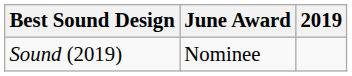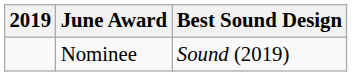columns swapped: (321, 20) <-> (92, 20)
